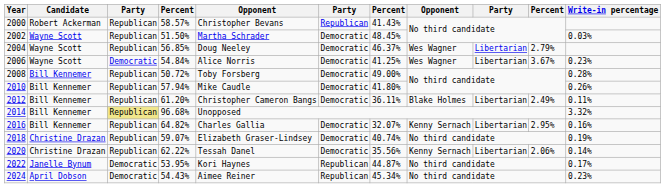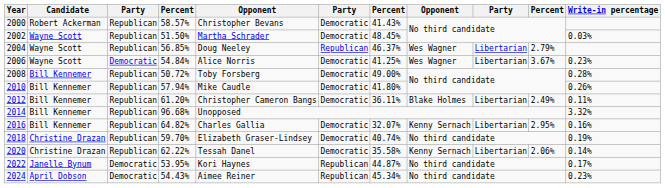(344, 23) Republican -> (344, 23) Democratic
(344, 49) Democratic -> (344, 49) Republican
(133, 113) khaki background -> (133, 113) no background
(175, 138) 59.07% -> (175, 138) 59.70%
(386, 151) 35.56% -> (386, 151) 35.58%
